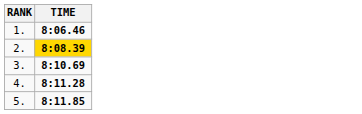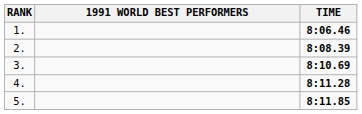+ column: (167, 13)
(63, 48) gold background -> (328, 48) no background
